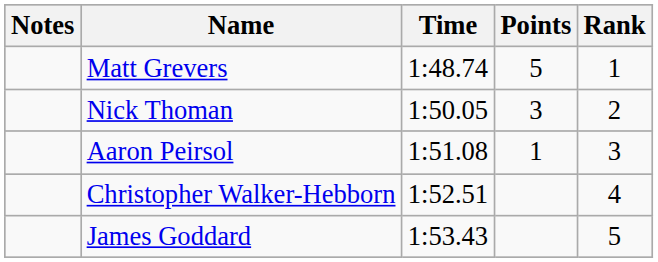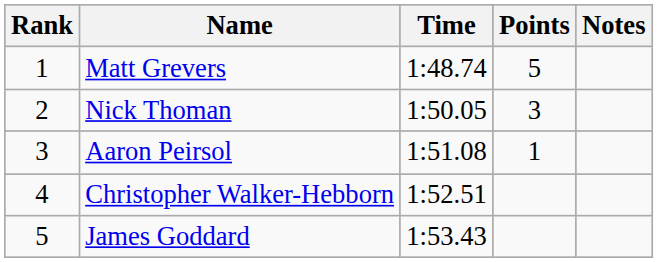columns swapped: (614, 25) <-> (43, 25)
